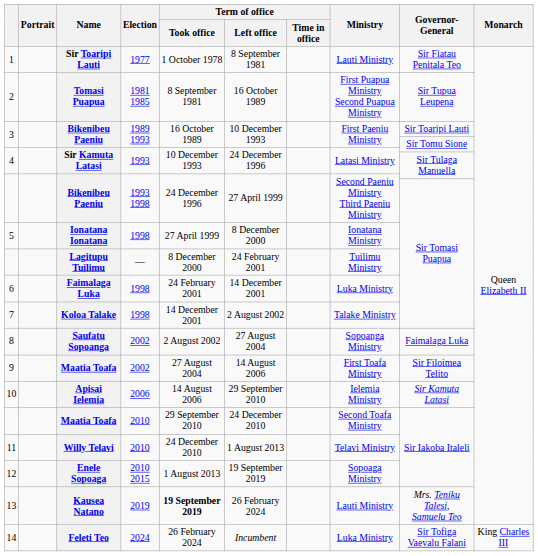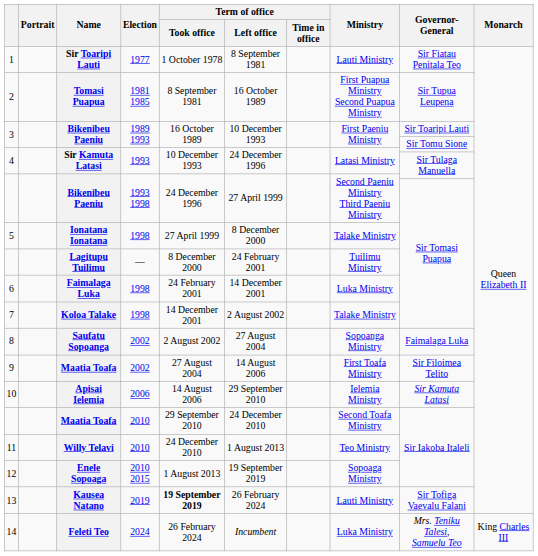(365, 235) Ionatana Ministry -> (365, 235) Talake Ministry
(365, 447) Telavi Ministry -> (365, 447) Teo Ministry
(437, 505) Mrs. Teniku Talesi, Samuelu Teo -> (437, 500) Sir Tofiga Vaevalu Falani
(437, 537) Sir Tofiga Vaevalu Falani -> (437, 532) Mrs. Teniku Talesi, Samuelu Teo
